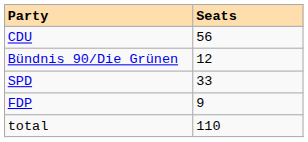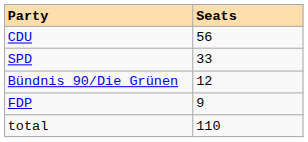rows swapped: (20, 82) <-> (93, 60)
